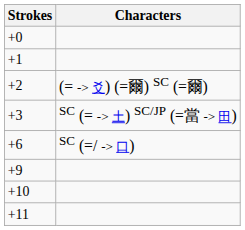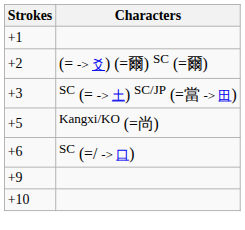- row: (15, 37)
+ row: (15, 123)
- row: (18, 214)
